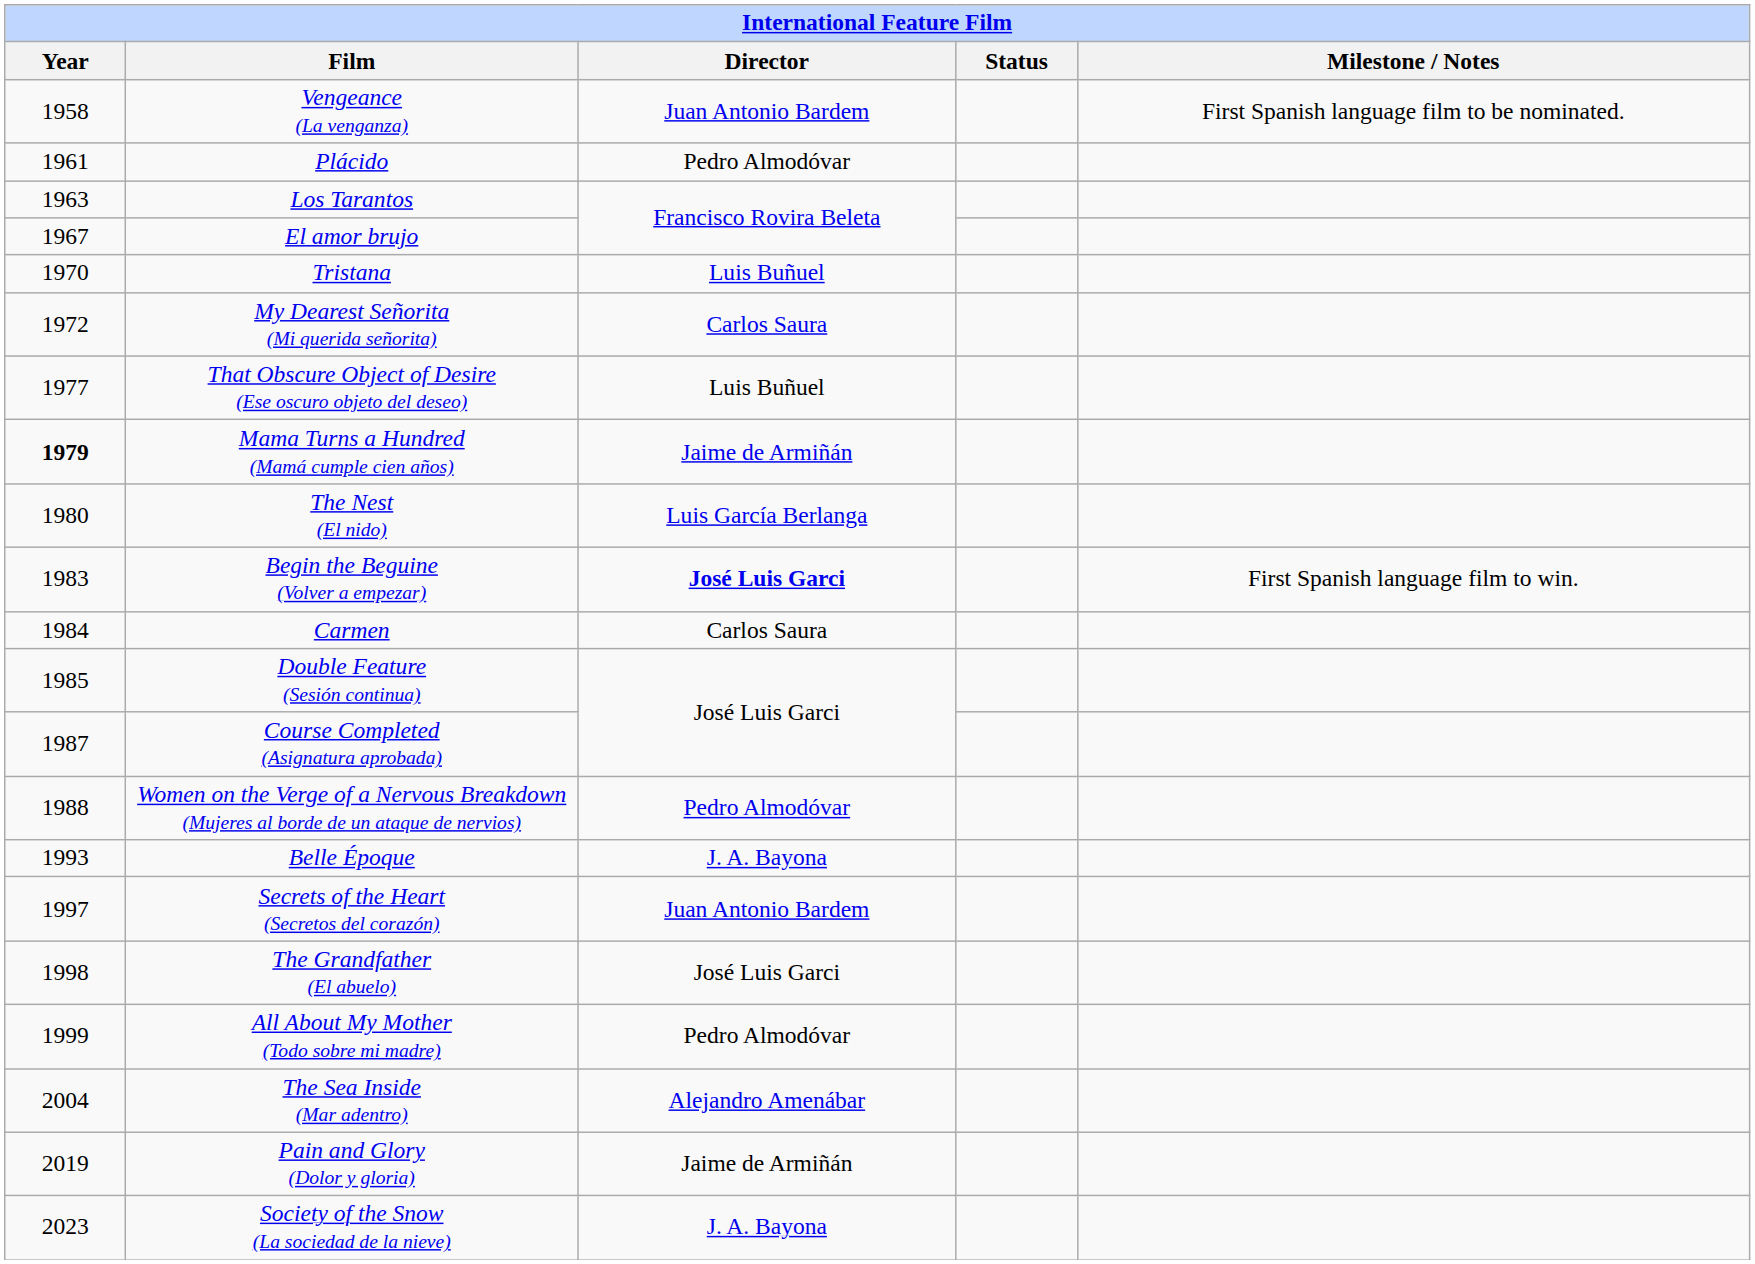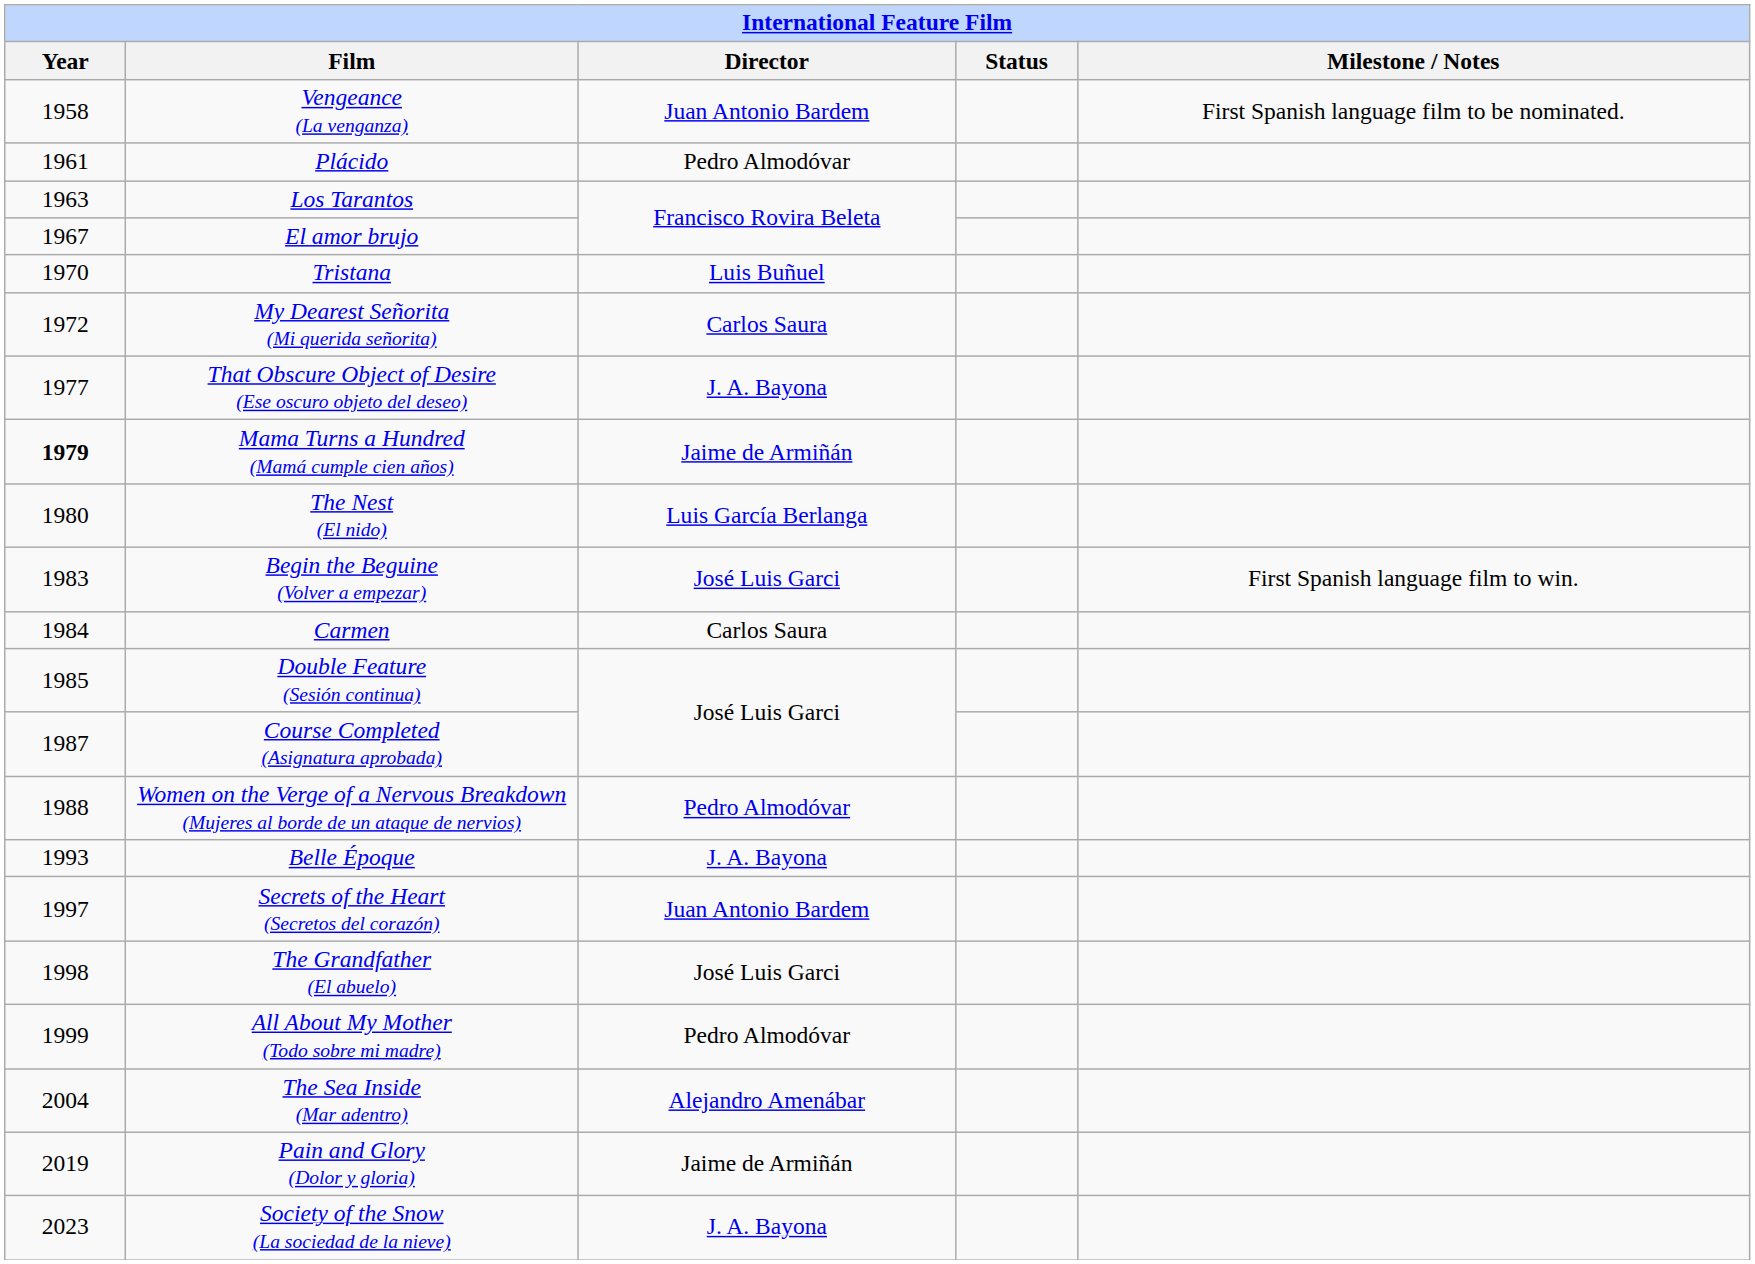(767, 387) Luis Buñuel -> (767, 387) J. A. Bayona
(767, 578) bold -> (767, 578) normal
